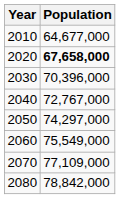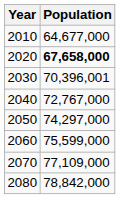(76, 78) 70,396,000 -> (76, 78) 70,396,001
(76, 141) 75,549,000 -> (76, 141) 75,599,000
